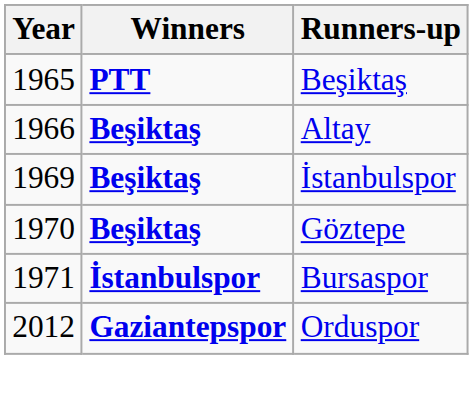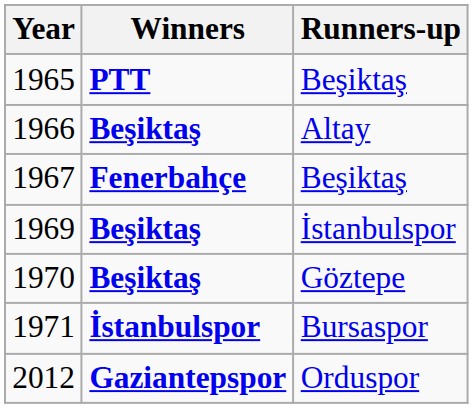+ row: (44, 178)
